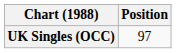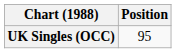(145, 36) 97 -> (145, 36) 95
